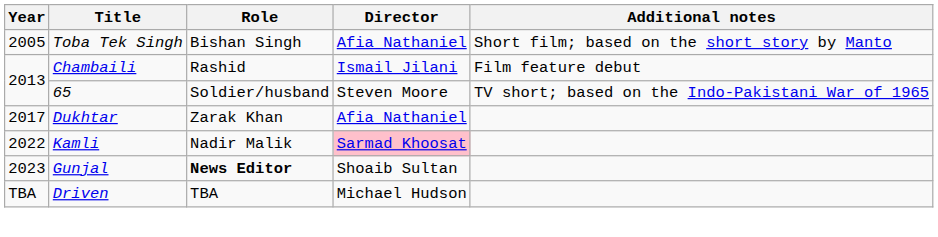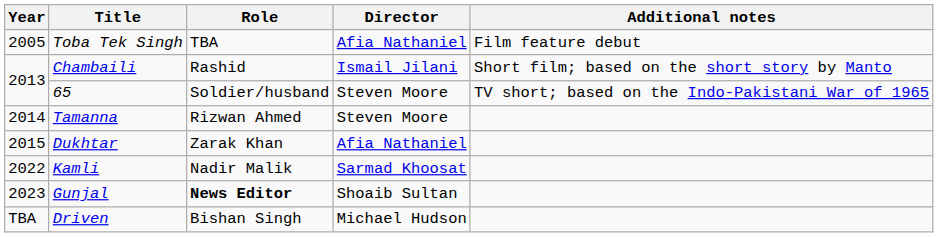(246, 42) Bishan Singh -> (204, 42) TBA
(683, 42) Short film; based on the short story by Manto -> (558, 42) Film feature debut
(558, 68) Film feature debut -> (683, 68) Short film; based on the short story by Manto
+ row: (85, 118)
(27, 118) 2017 -> (27, 143) 2015
(402, 143) pink background -> (402, 168) no background
(204, 194) TBA -> (246, 219) Bishan Singh
